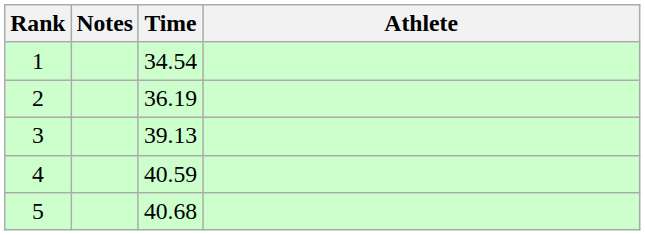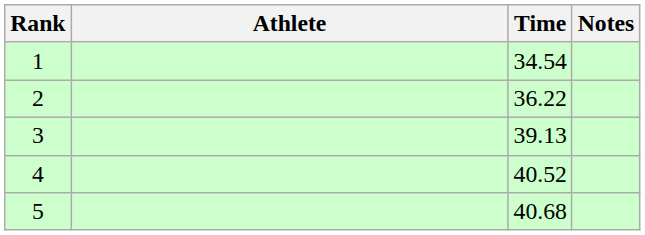columns swapped: (421, 23) <-> (105, 23)
(171, 98) 36.19 -> (540, 98) 36.22
(171, 173) 40.59 -> (540, 173) 40.52
